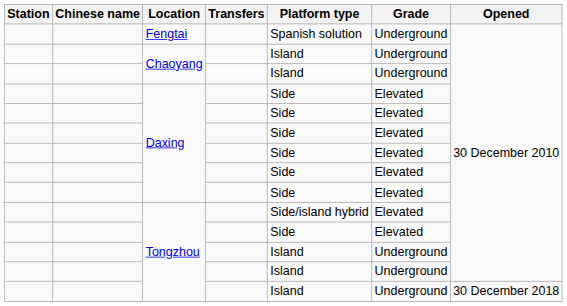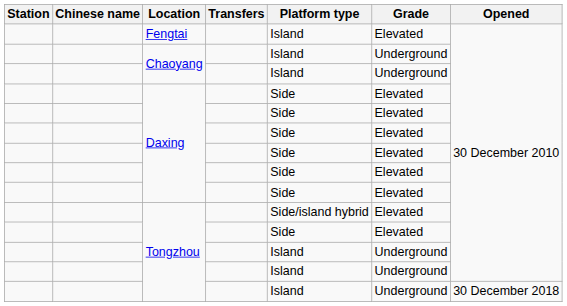(316, 34) Spanish solution -> (287, 34) Island
(411, 34) Underground -> (399, 34) Elevated
